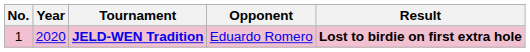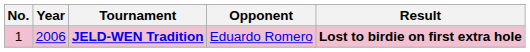(51, 37) 2020 -> (51, 37) 2006
